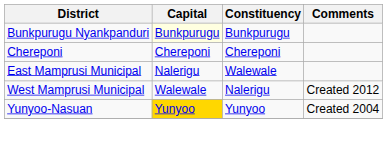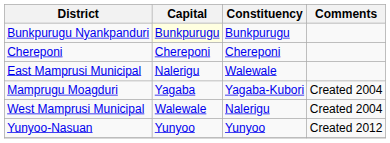+ row: (62, 90)
(343, 90) Created 2012 -> (346, 109) Created 2004
(175, 109) gold background -> (175, 128) no background
(343, 109) Created 2004 -> (346, 128) Created 2012
